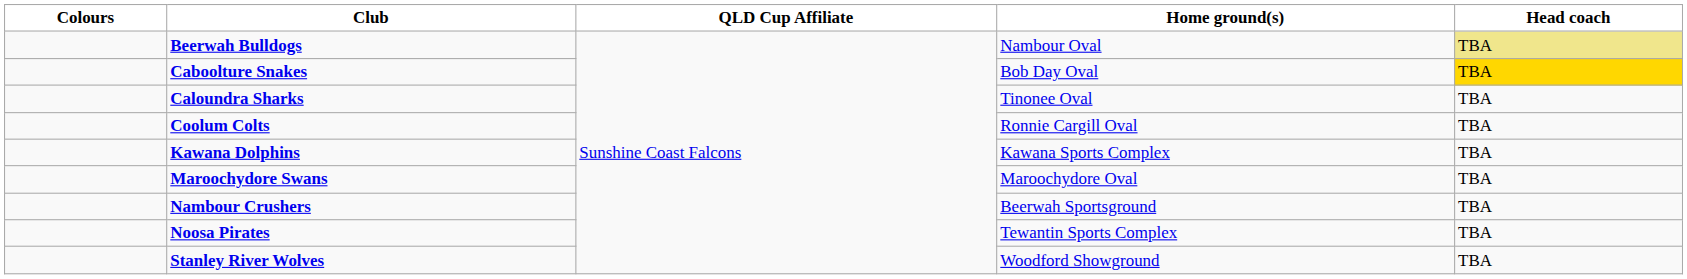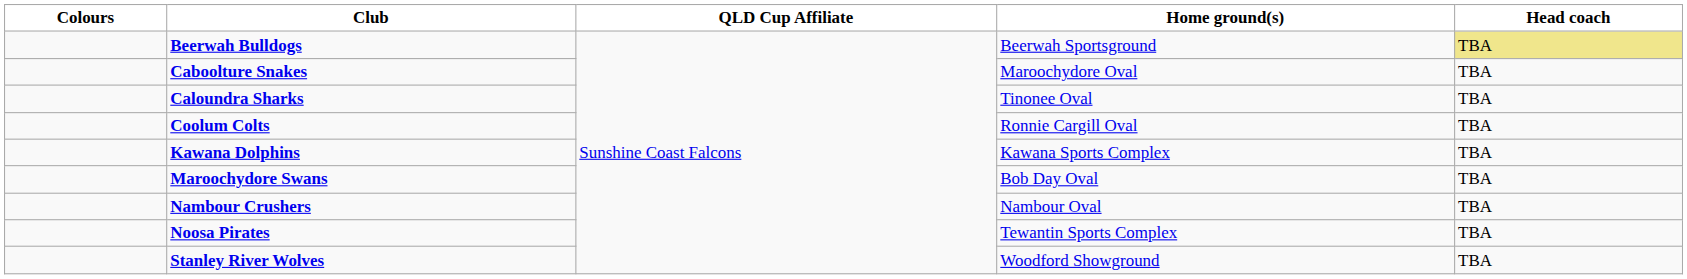(1051, 44) Nambour Oval -> (1078, 44) Beerwah Sportsground
(1049, 71) Bob Day Oval -> (1069, 71) Maroochydore Oval
(1475, 71) gold background -> (1475, 71) no background
(1069, 179) Maroochydore Oval -> (1049, 179) Bob Day Oval
(1078, 206) Beerwah Sportsground -> (1051, 206) Nambour Oval
